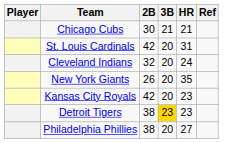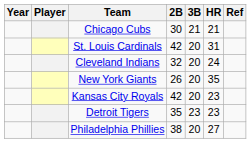+ column: (18, 12)
(149, 113) 38 -> (176, 113) 35
(167, 113) gold background -> (194, 113) no background
